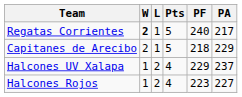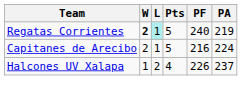(157, 31) no background -> (157, 31) paleturquoise background
(224, 31) 217 -> (224, 31) 219
(200, 48) 218 -> (200, 48) 216
(224, 48) 229 -> (224, 48) 224
(200, 66) 229 -> (200, 66) 226
- row: (52, 84)
